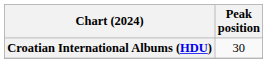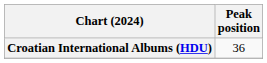(239, 48) 30 -> (239, 48) 36
